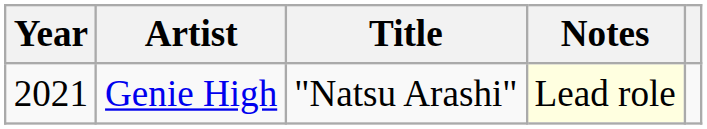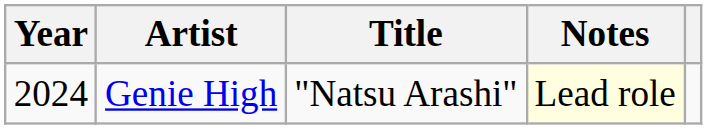(51, 92) 2021 -> (51, 92) 2024
